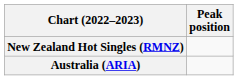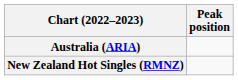rows swapped: (95, 65) <-> (95, 46)
